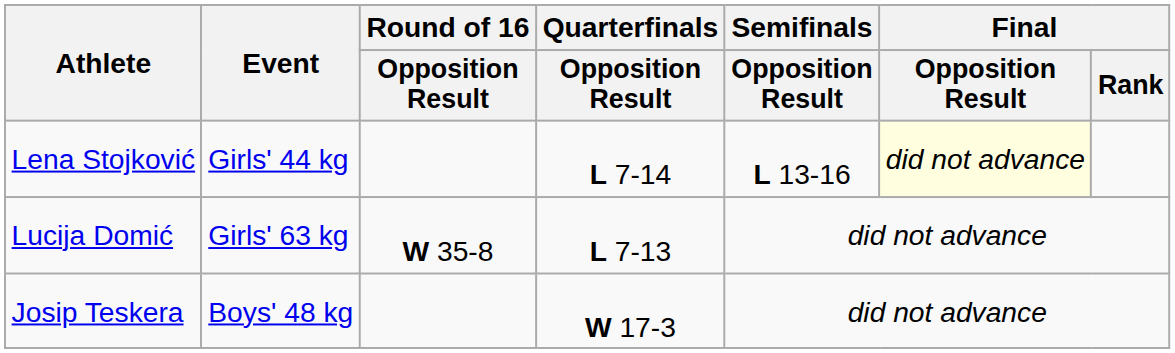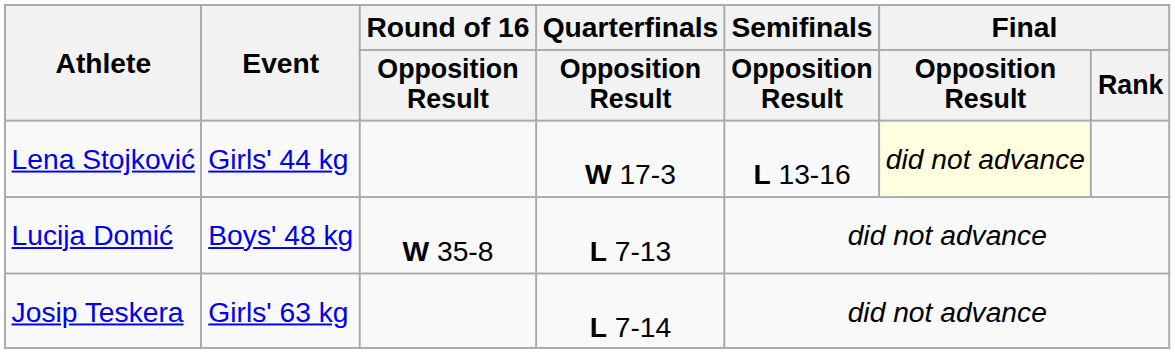(630, 175) L 7-14 -> (630, 175) W 17-3
(278, 235) Girls' 63 kg -> (281, 235) Boys' 48 kg
(281, 311) Boys' 48 kg -> (278, 311) Girls' 63 kg
(630, 327) W 17-3 -> (630, 327) L 7-14
